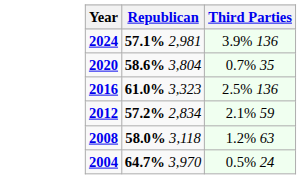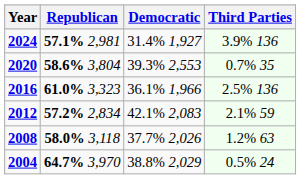+ column: (164, 17)
